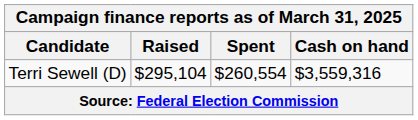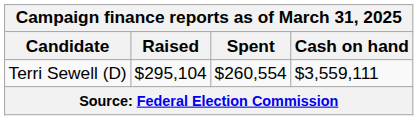(338, 73) $3,559,316 -> (337, 73) $3,559,111
